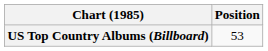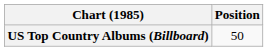(237, 35) 53 -> (237, 35) 50
